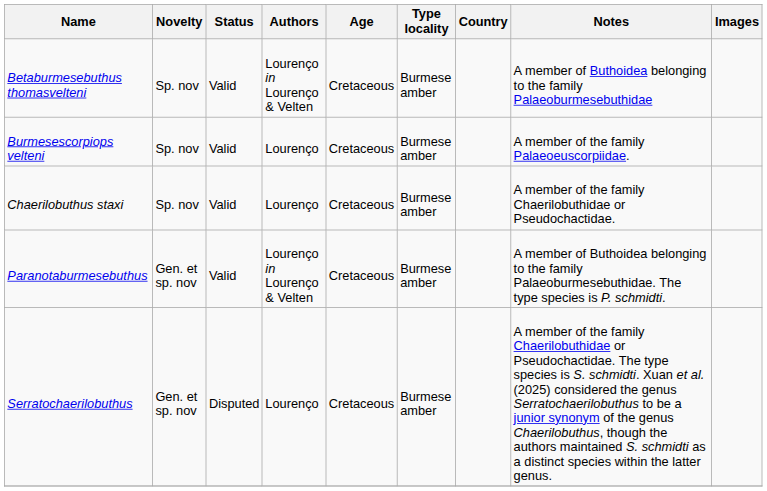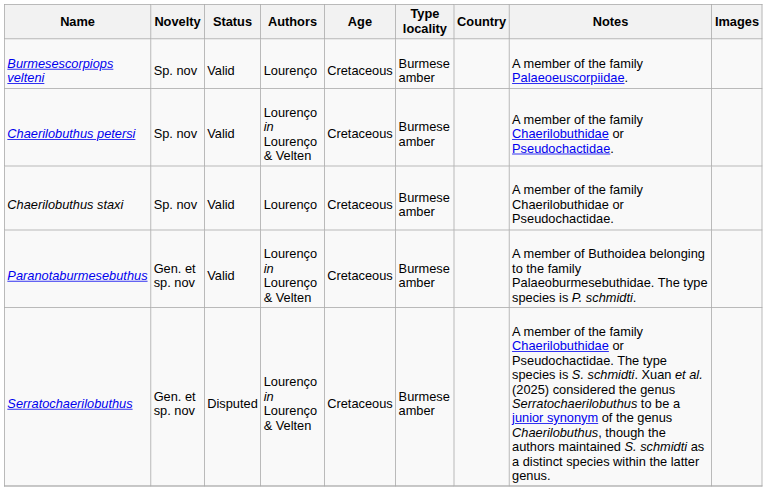- row: (65, 85)
+ row: (71, 134)
(292, 404) Lourenço -> (290, 404) Lourenço in Lourenço & Velten
